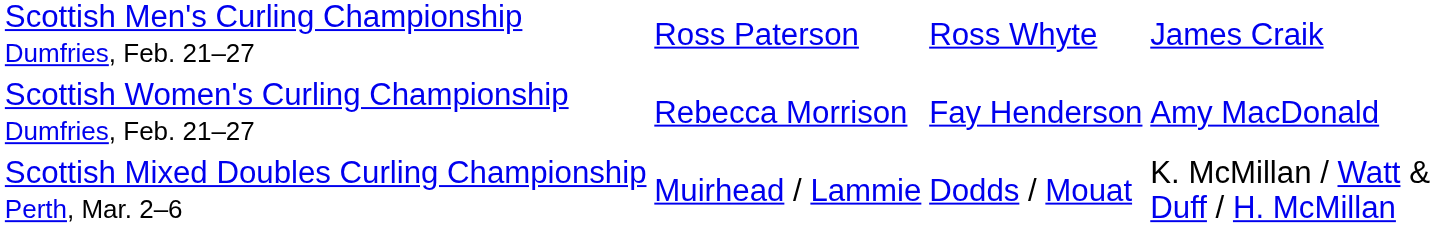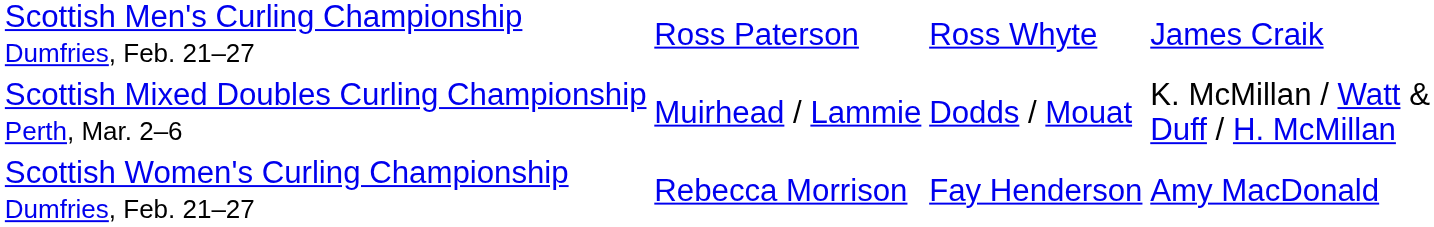rows swapped: (287, 112) <-> (326, 190)
